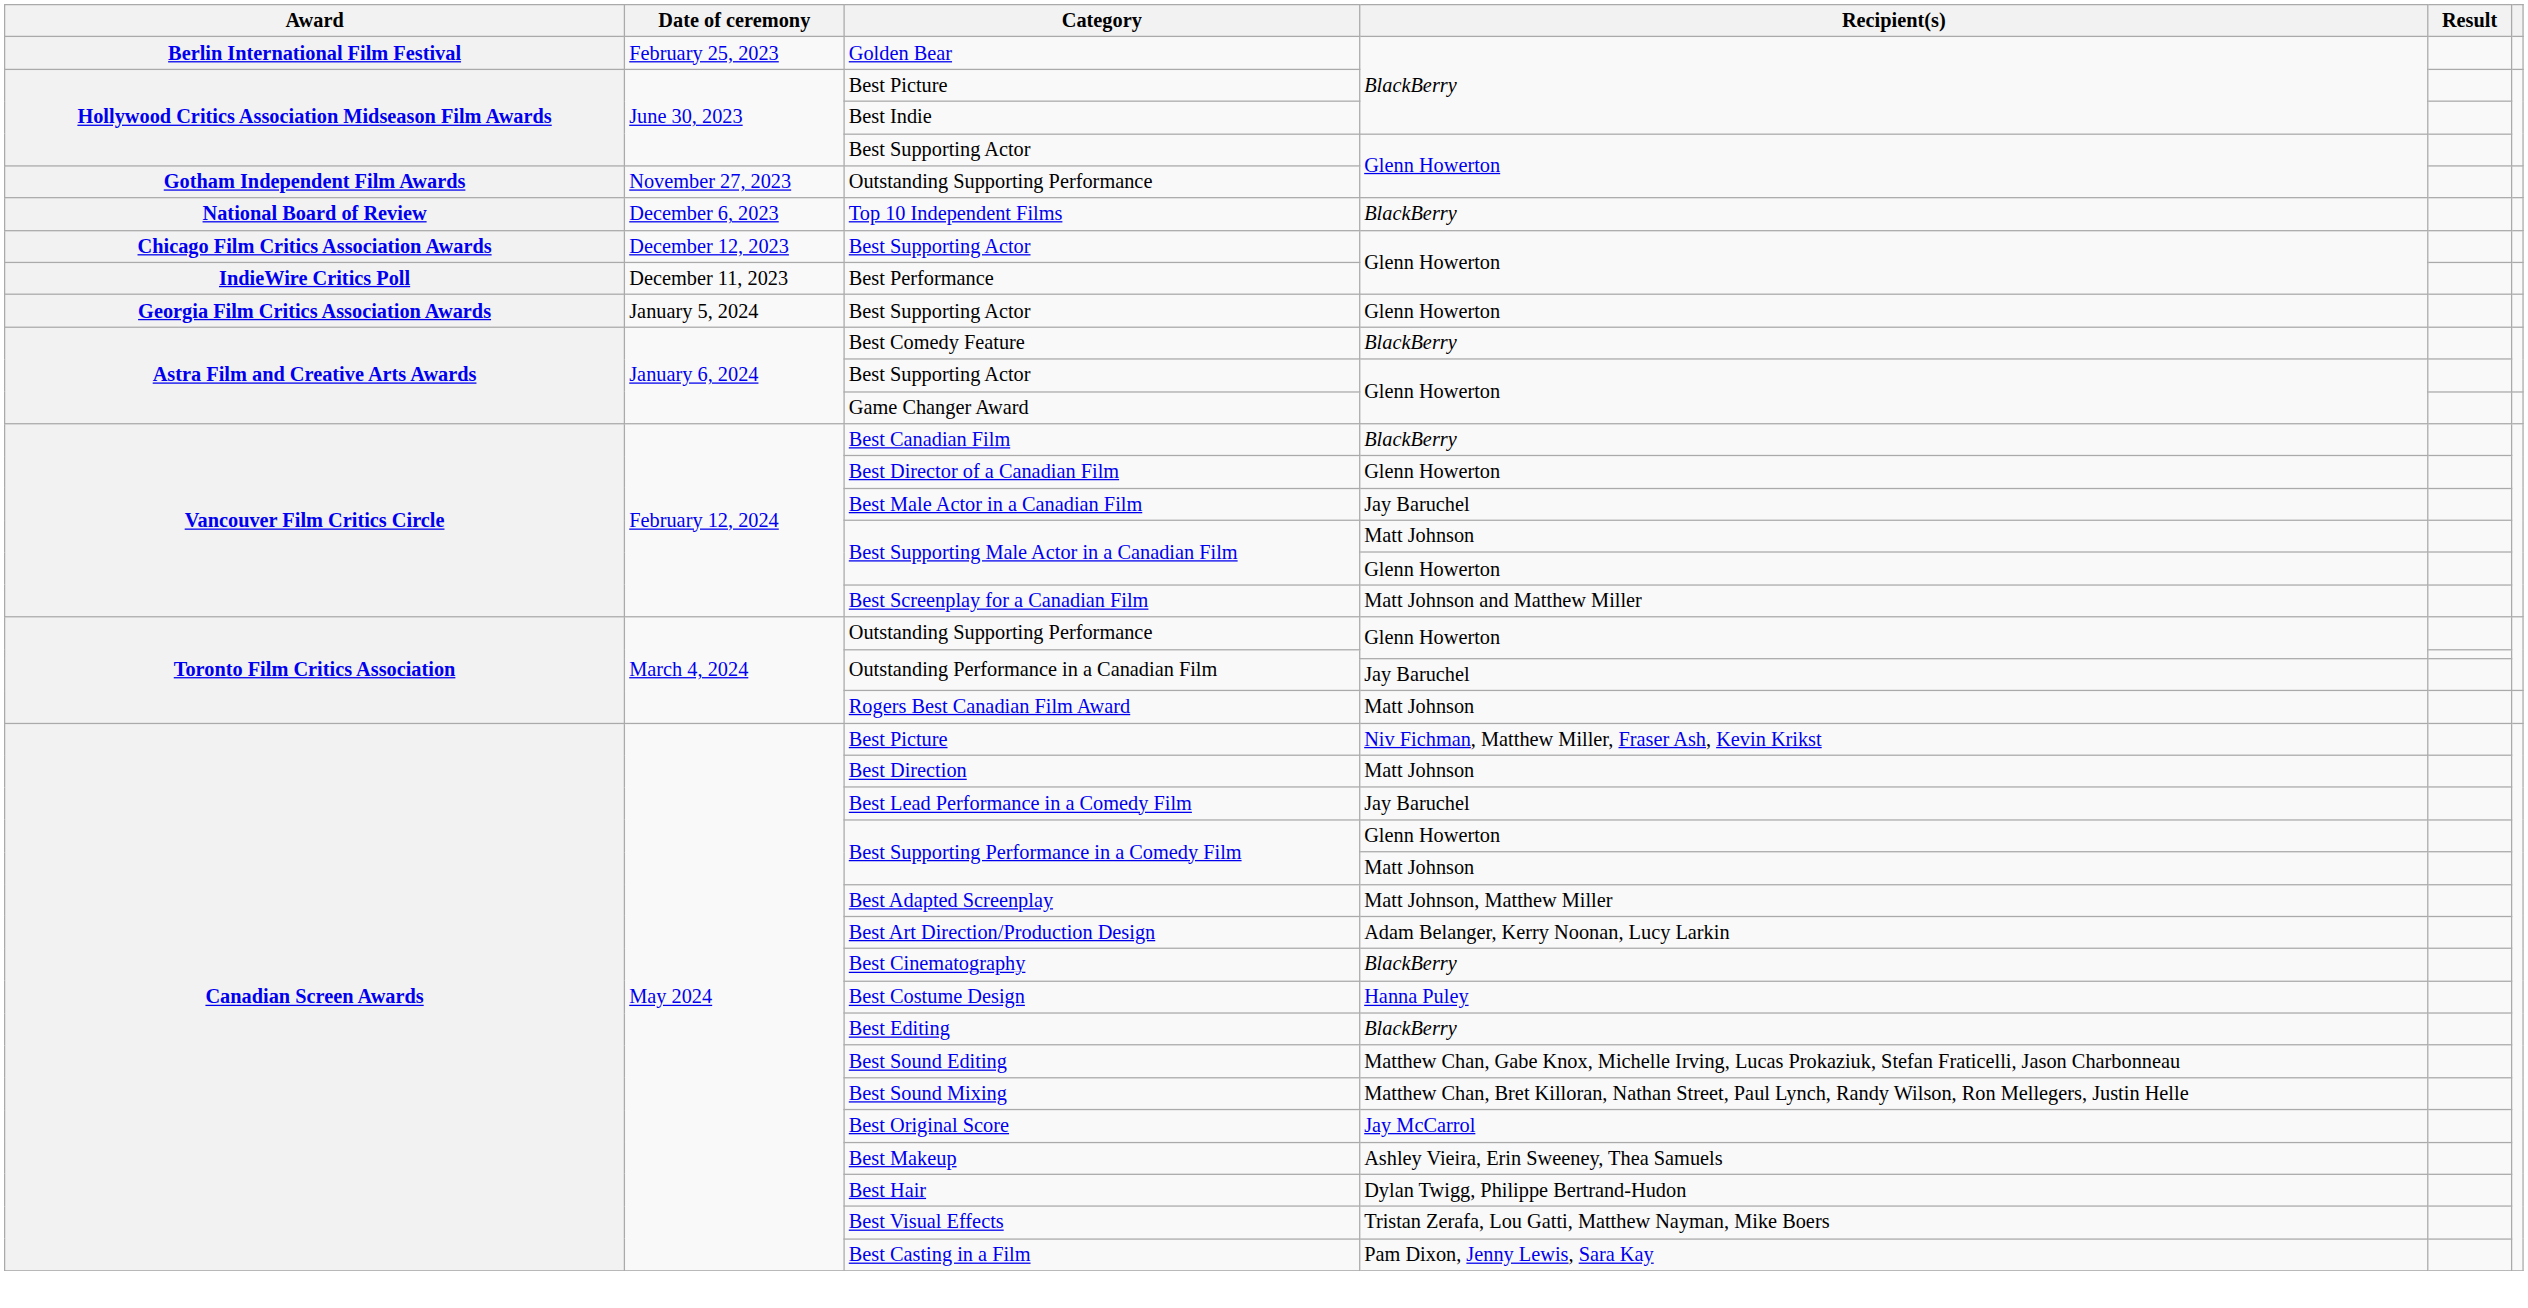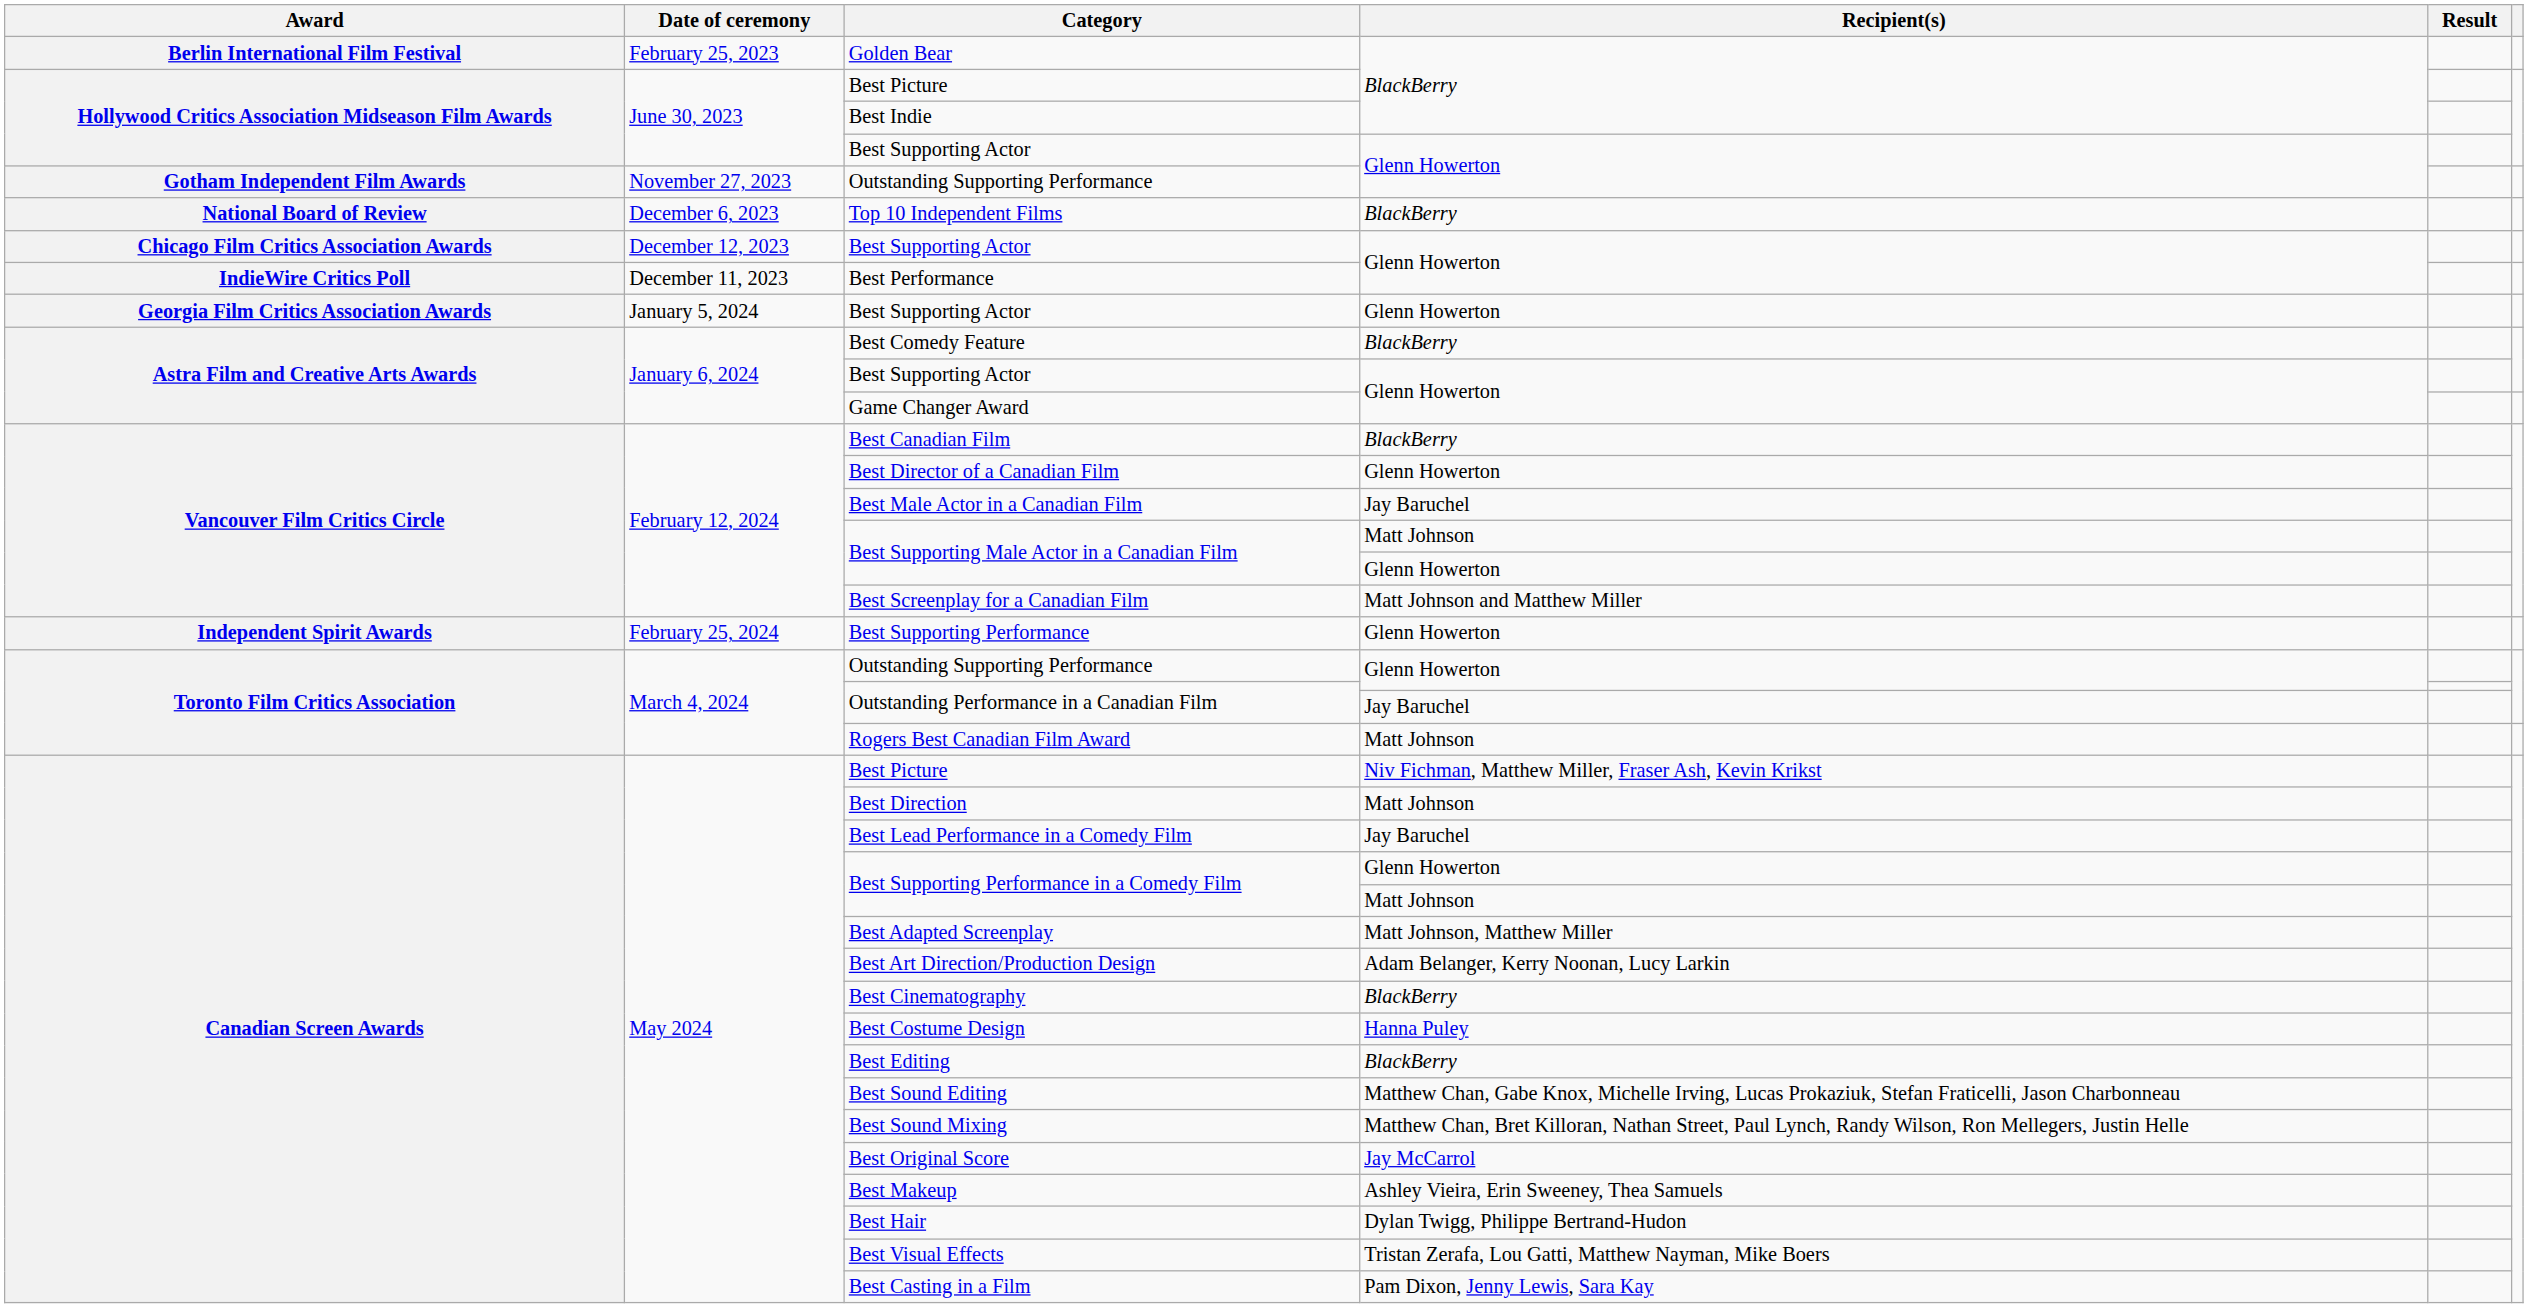+ row: (315, 632)
